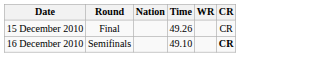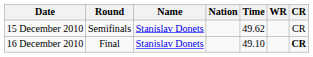+ column: (170, 12)
(110, 28) Final -> (110, 28) Semifinals
(181, 28) 49.26 -> (254, 28) 49.62
(110, 44) Semifinals -> (110, 44) Final
